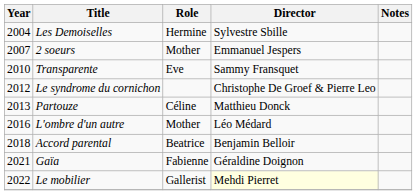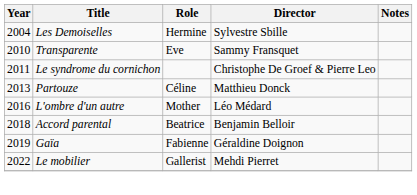- row: (55, 50)
(19, 87) 2012 -> (19, 69) 2011
(19, 161) 2021 -> (19, 143) 2019
(246, 180) lightyellow background -> (246, 161) no background
